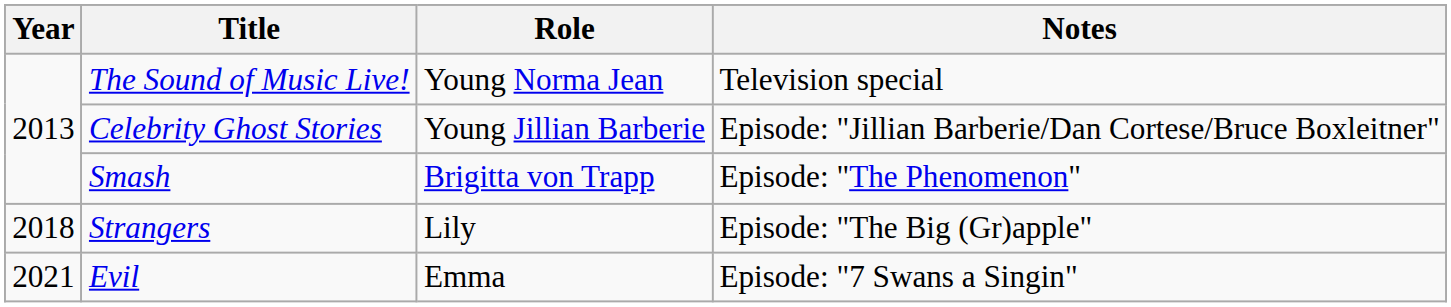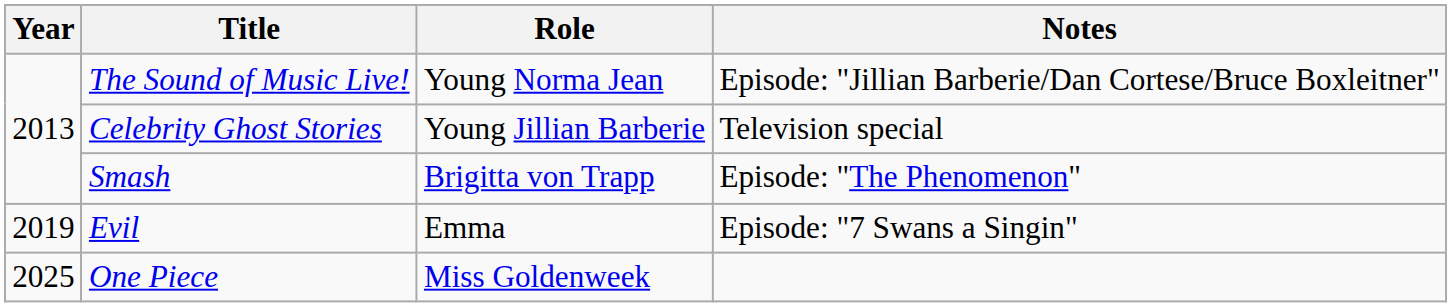(831, 78) Television special -> (1080, 78) Episode: "Jillian Barberie/Dan Cortese/Bruce Boxleitner"
(1080, 128) Episode: "Jillian Barberie/Dan Cortese/Bruce Boxleitner" -> (831, 128) Television special
- row: (150, 227)
(43, 276) 2021 -> (43, 227) 2019
+ row: (153, 276)
